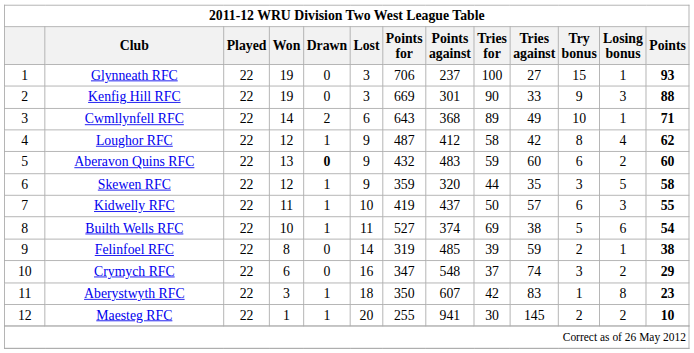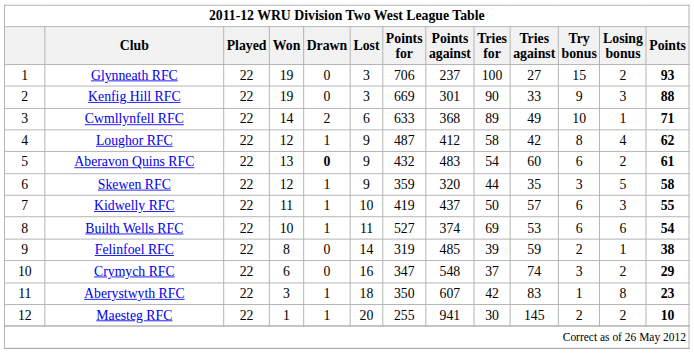(623, 75) 1 -> (623, 75) 2
(404, 118) 643 -> (404, 118) 633
(492, 162) 59 -> (492, 162) 54
(668, 162) 60 -> (668, 162) 61
(534, 228) 38 -> (534, 228) 53
(579, 228) 5 -> (579, 228) 6
